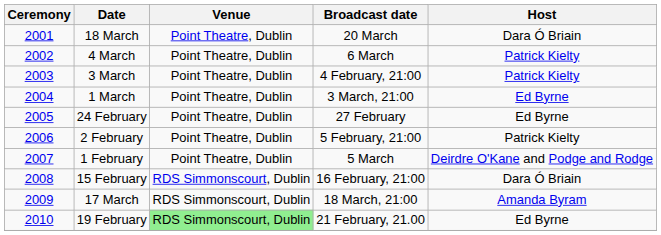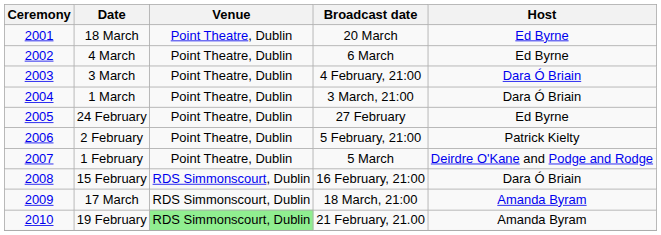(542, 35) Dara Ó Briain -> (542, 35) Ed Byrne
(542, 55) Patrick Kielty -> (542, 55) Ed Byrne
(542, 76) Patrick Kielty -> (542, 76) Dara Ó Briain
(542, 96) Ed Byrne -> (542, 96) Dara Ó Briain
(542, 220) Ed Byrne -> (542, 220) Amanda Byram
